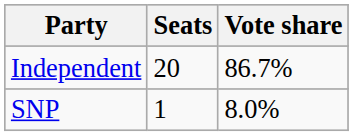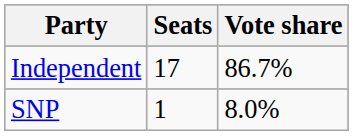(167, 67) 20 -> (167, 67) 17
